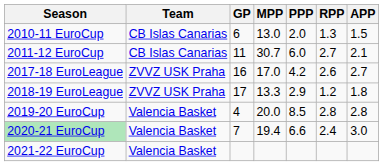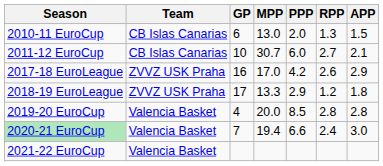(239, 53) 11 -> (240, 53) 10
(359, 72) 2.7 -> (359, 72) 2.9
